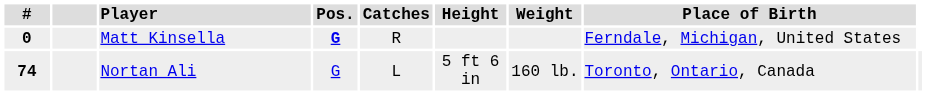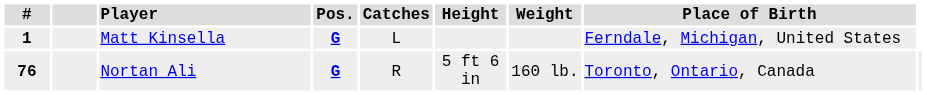(27, 38) 0 -> (27, 38) 1
(396, 38) R -> (396, 38) L
(27, 71) 74 -> (27, 71) 76
(336, 71) normal -> (336, 71) bold
(396, 71) L -> (396, 71) R
